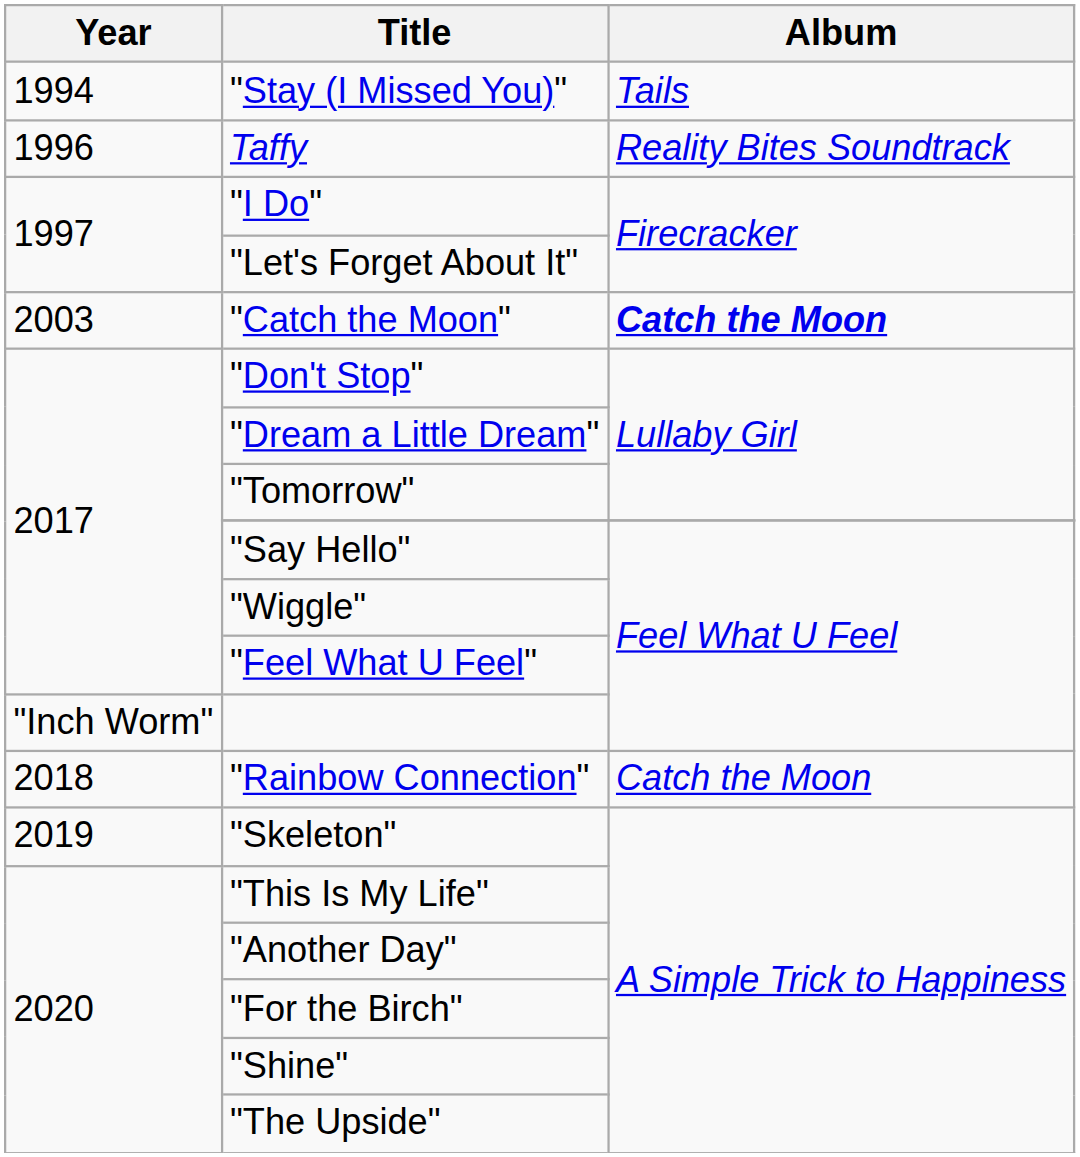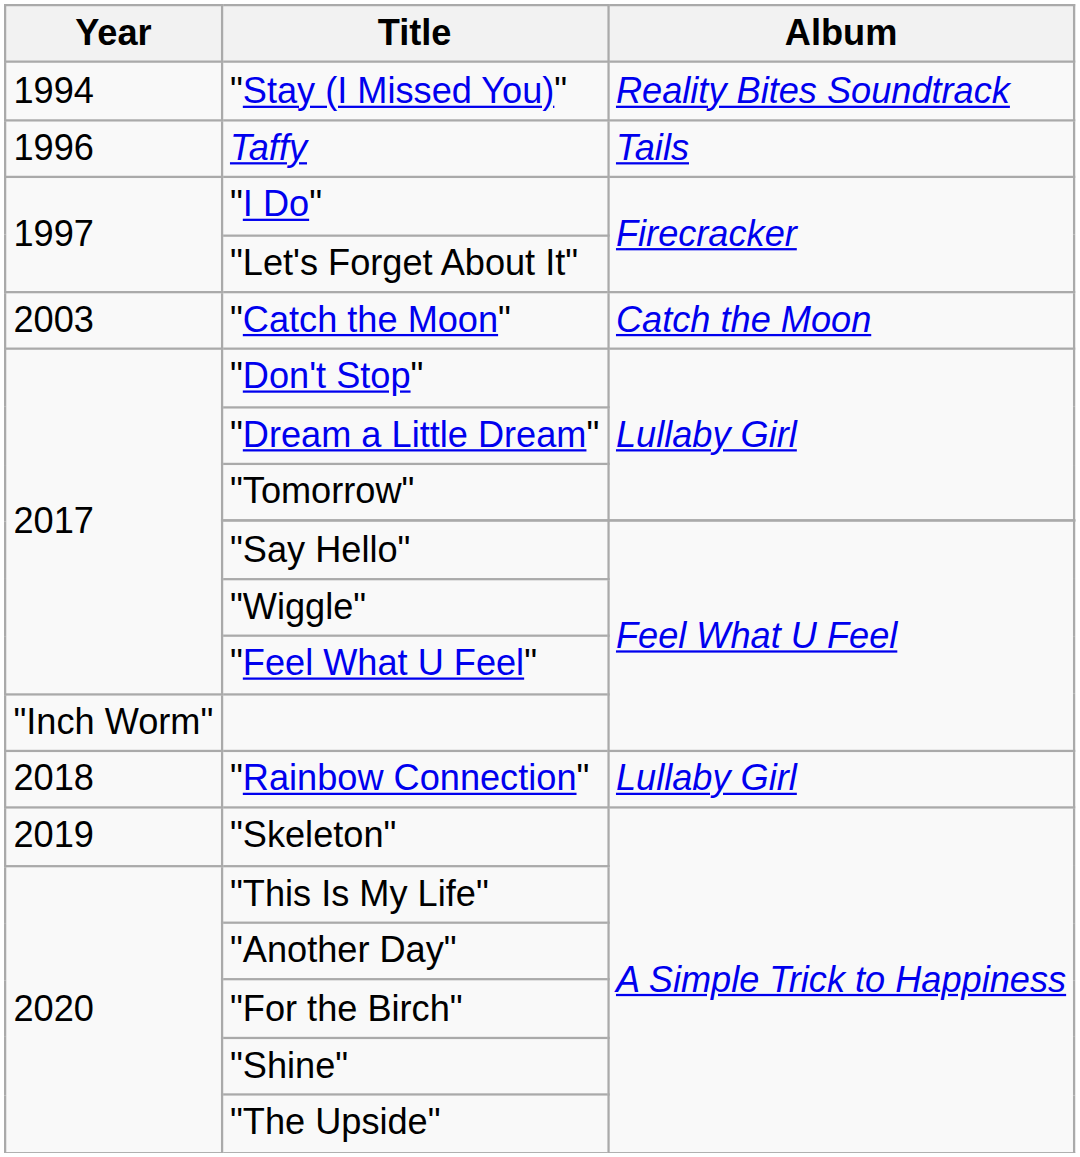(652, 90) Tails -> (813, 90) Reality Bites Soundtrack
(813, 147) Reality Bites Soundtrack -> (652, 147) Tails
(752, 319) bold -> (744, 319) normal
(744, 778) Catch the Moon -> (706, 778) Lullaby Girl
